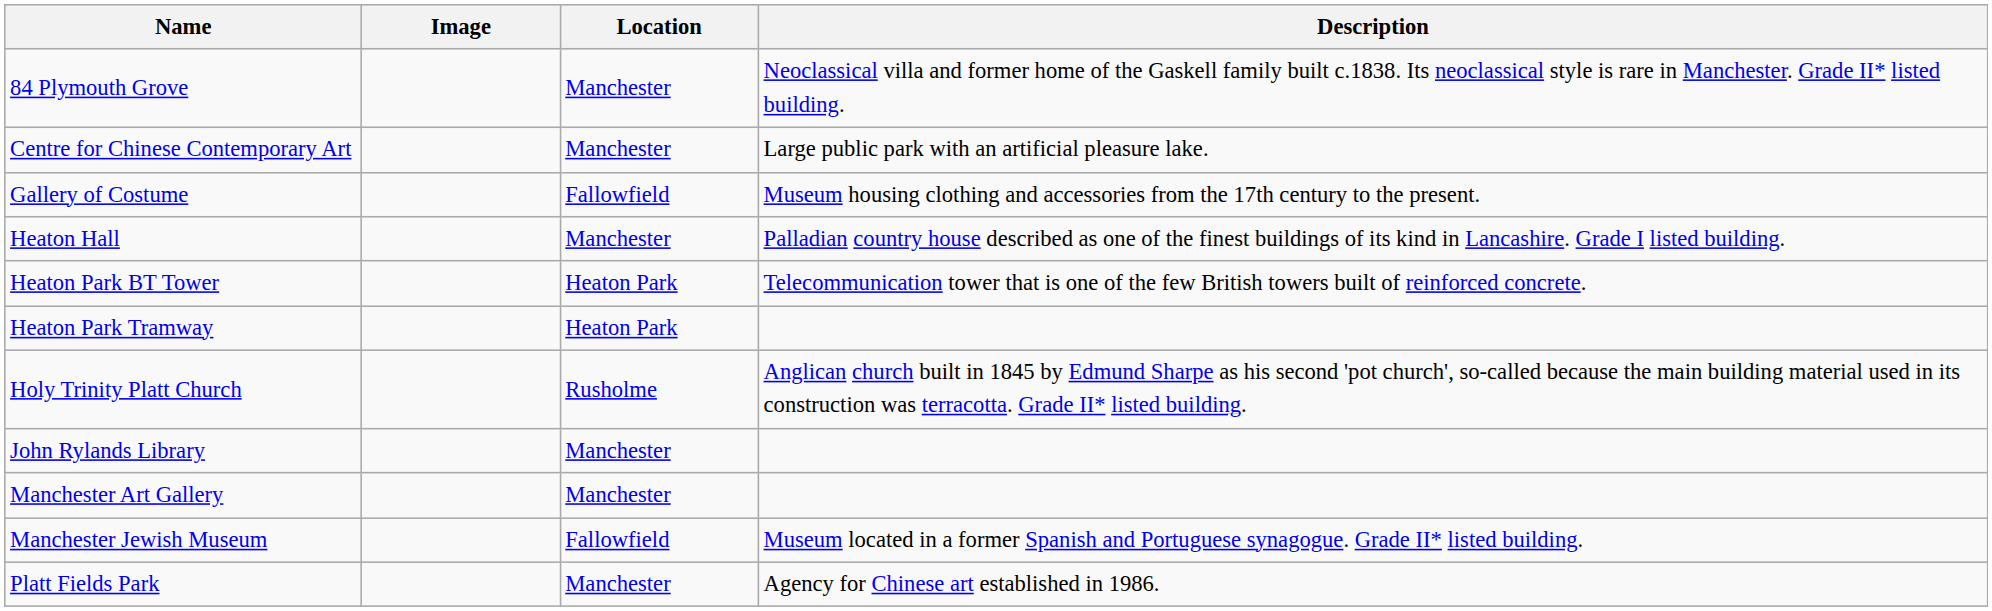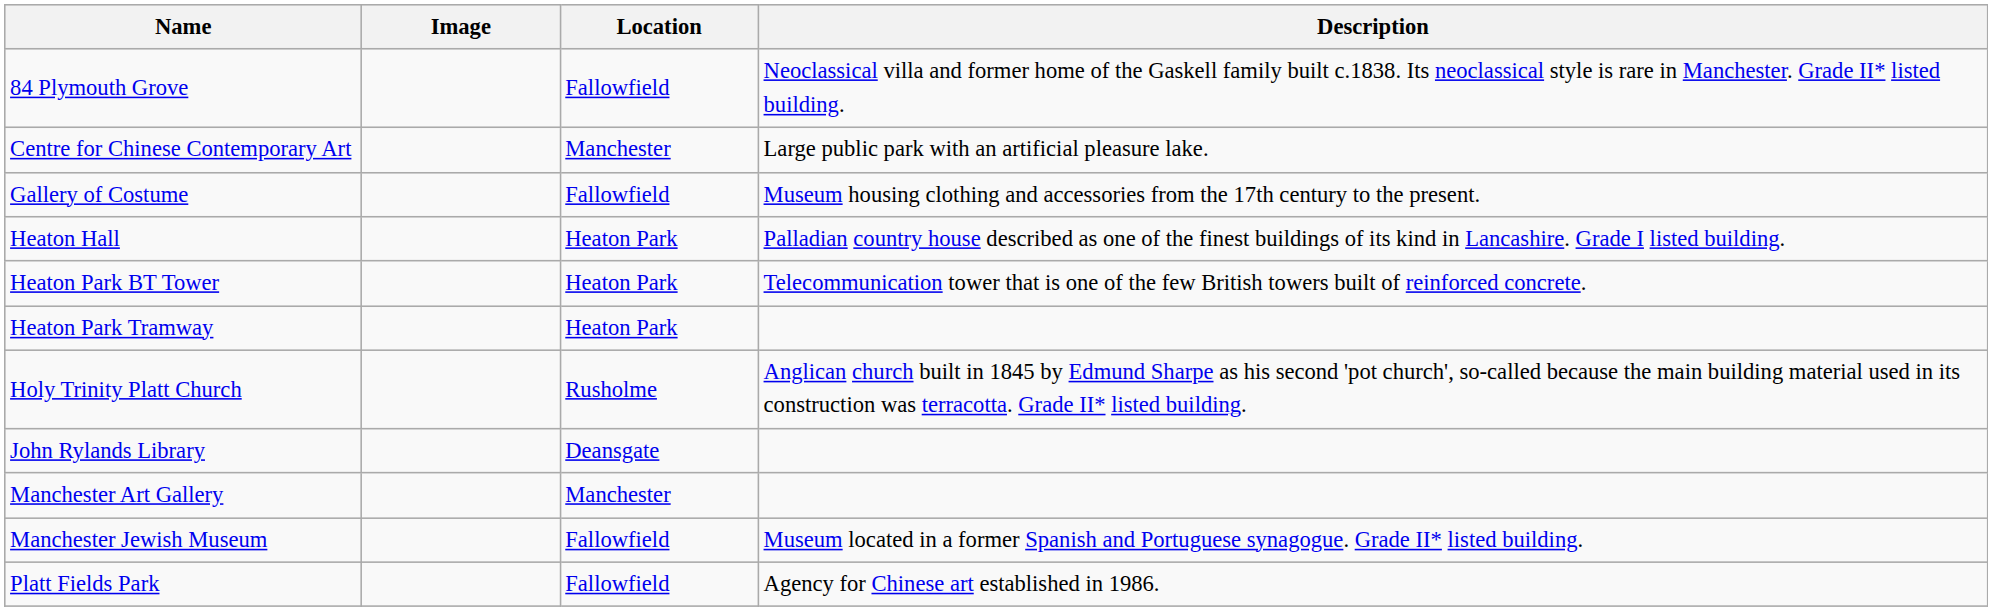(618, 88) Manchester -> (617, 88) Fallowfield
(618, 238) Manchester -> (621, 238) Heaton Park
(618, 450) Manchester -> (612, 450) Deansgate
(618, 583) Manchester -> (617, 583) Fallowfield
